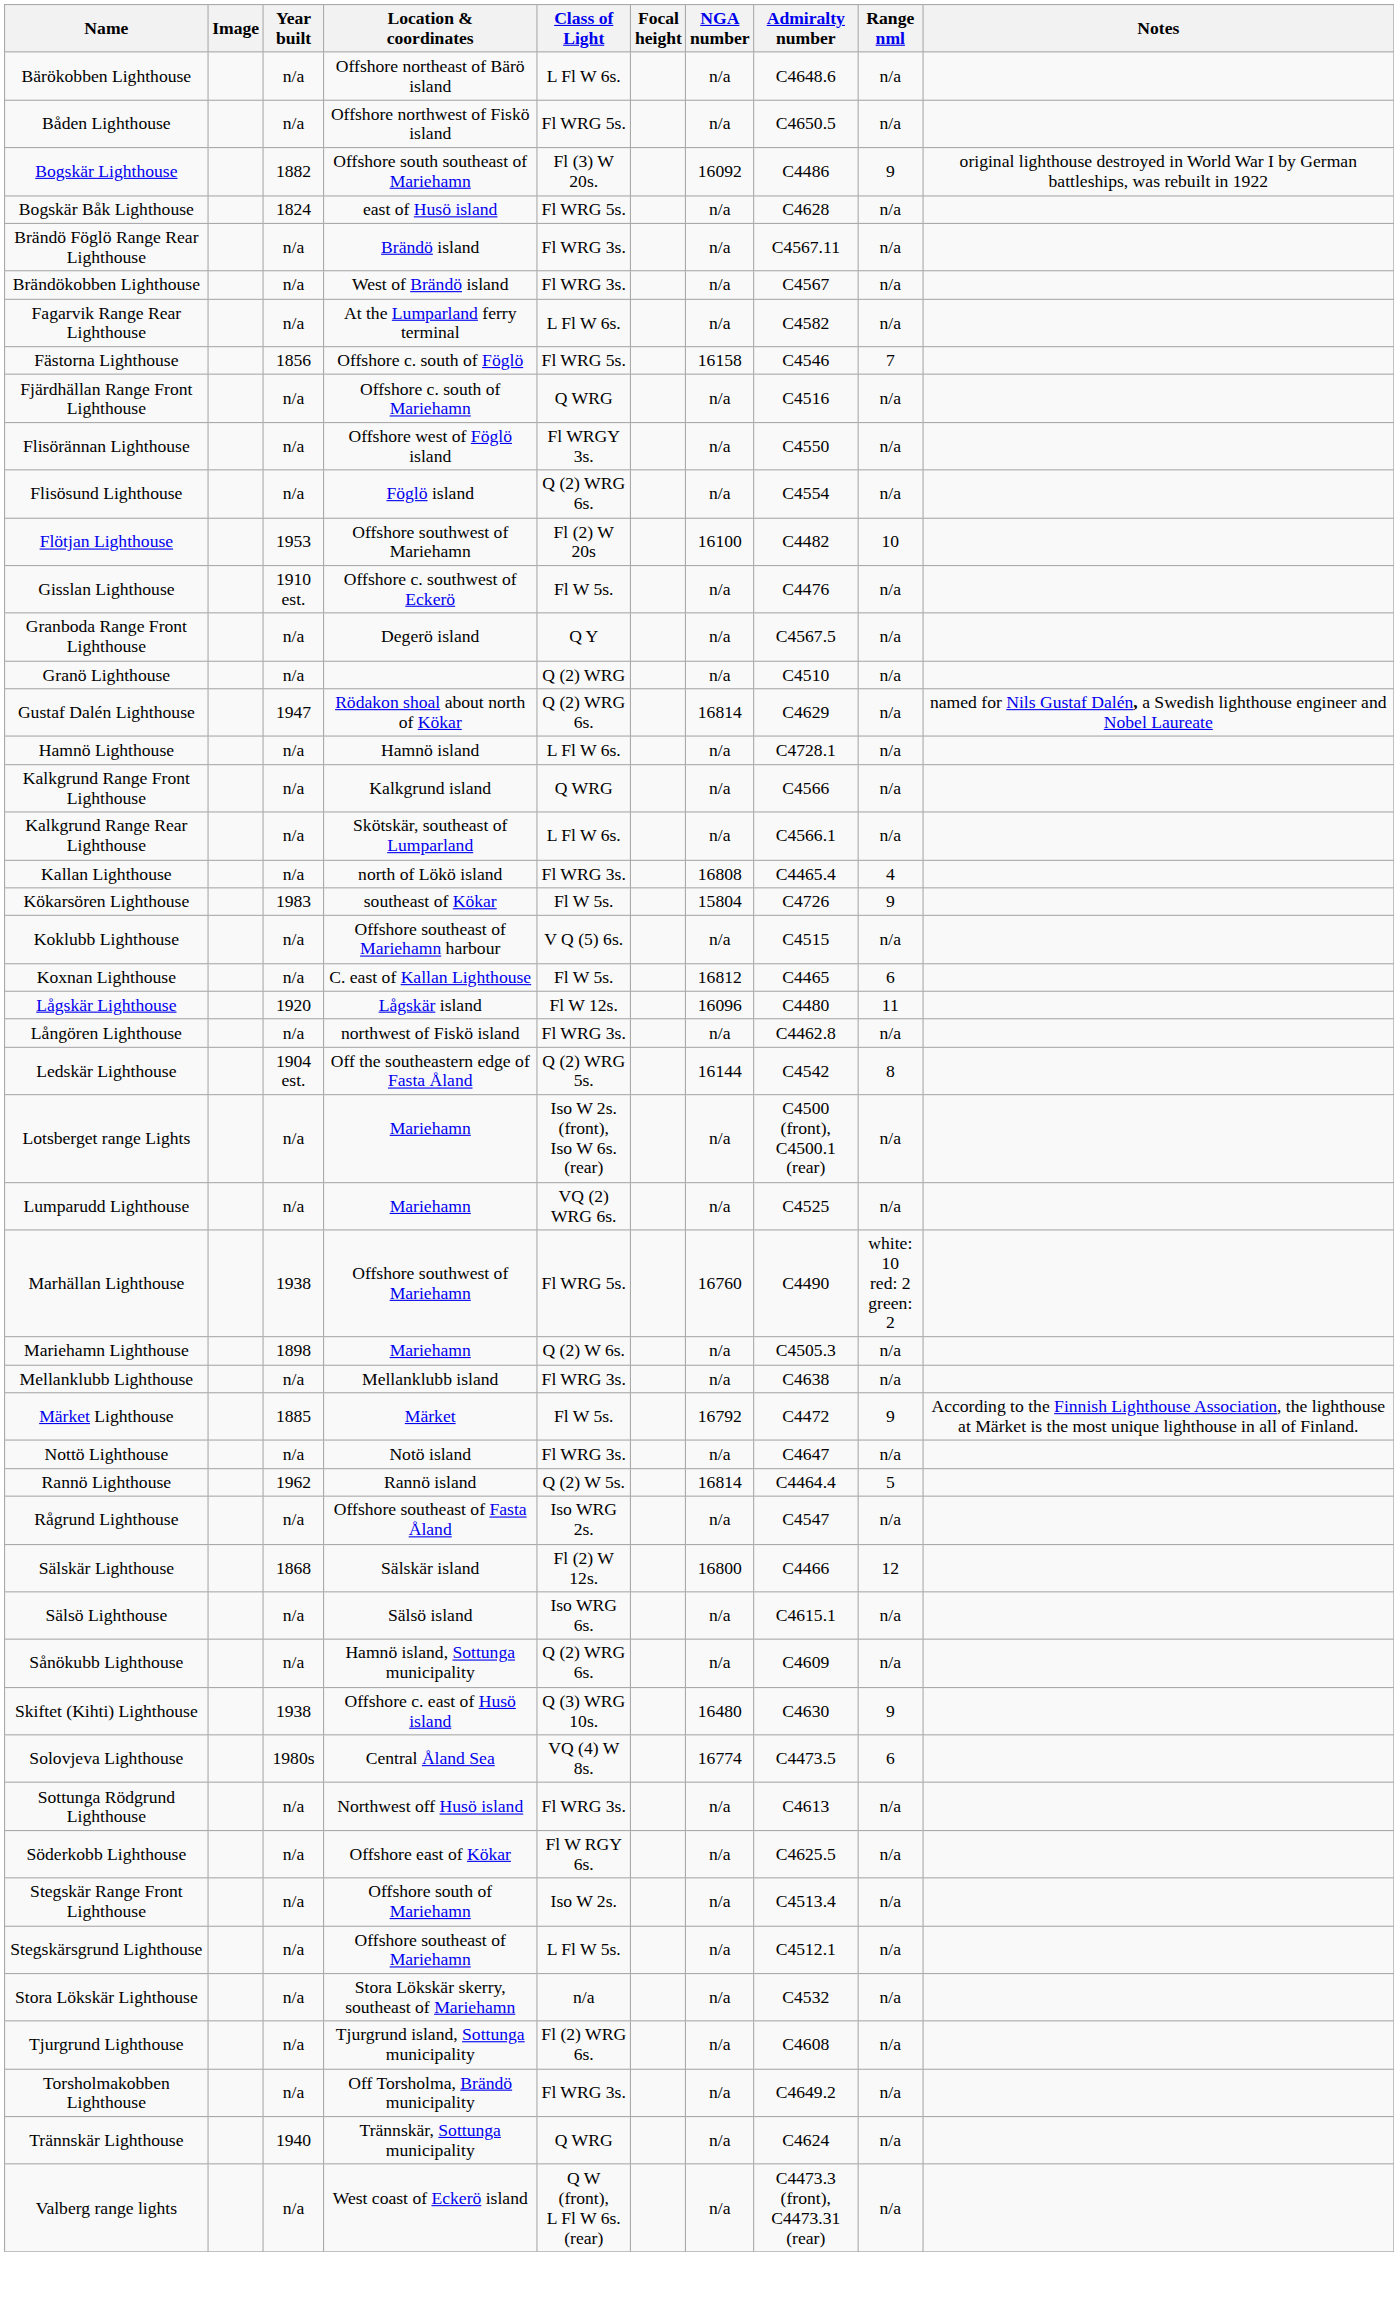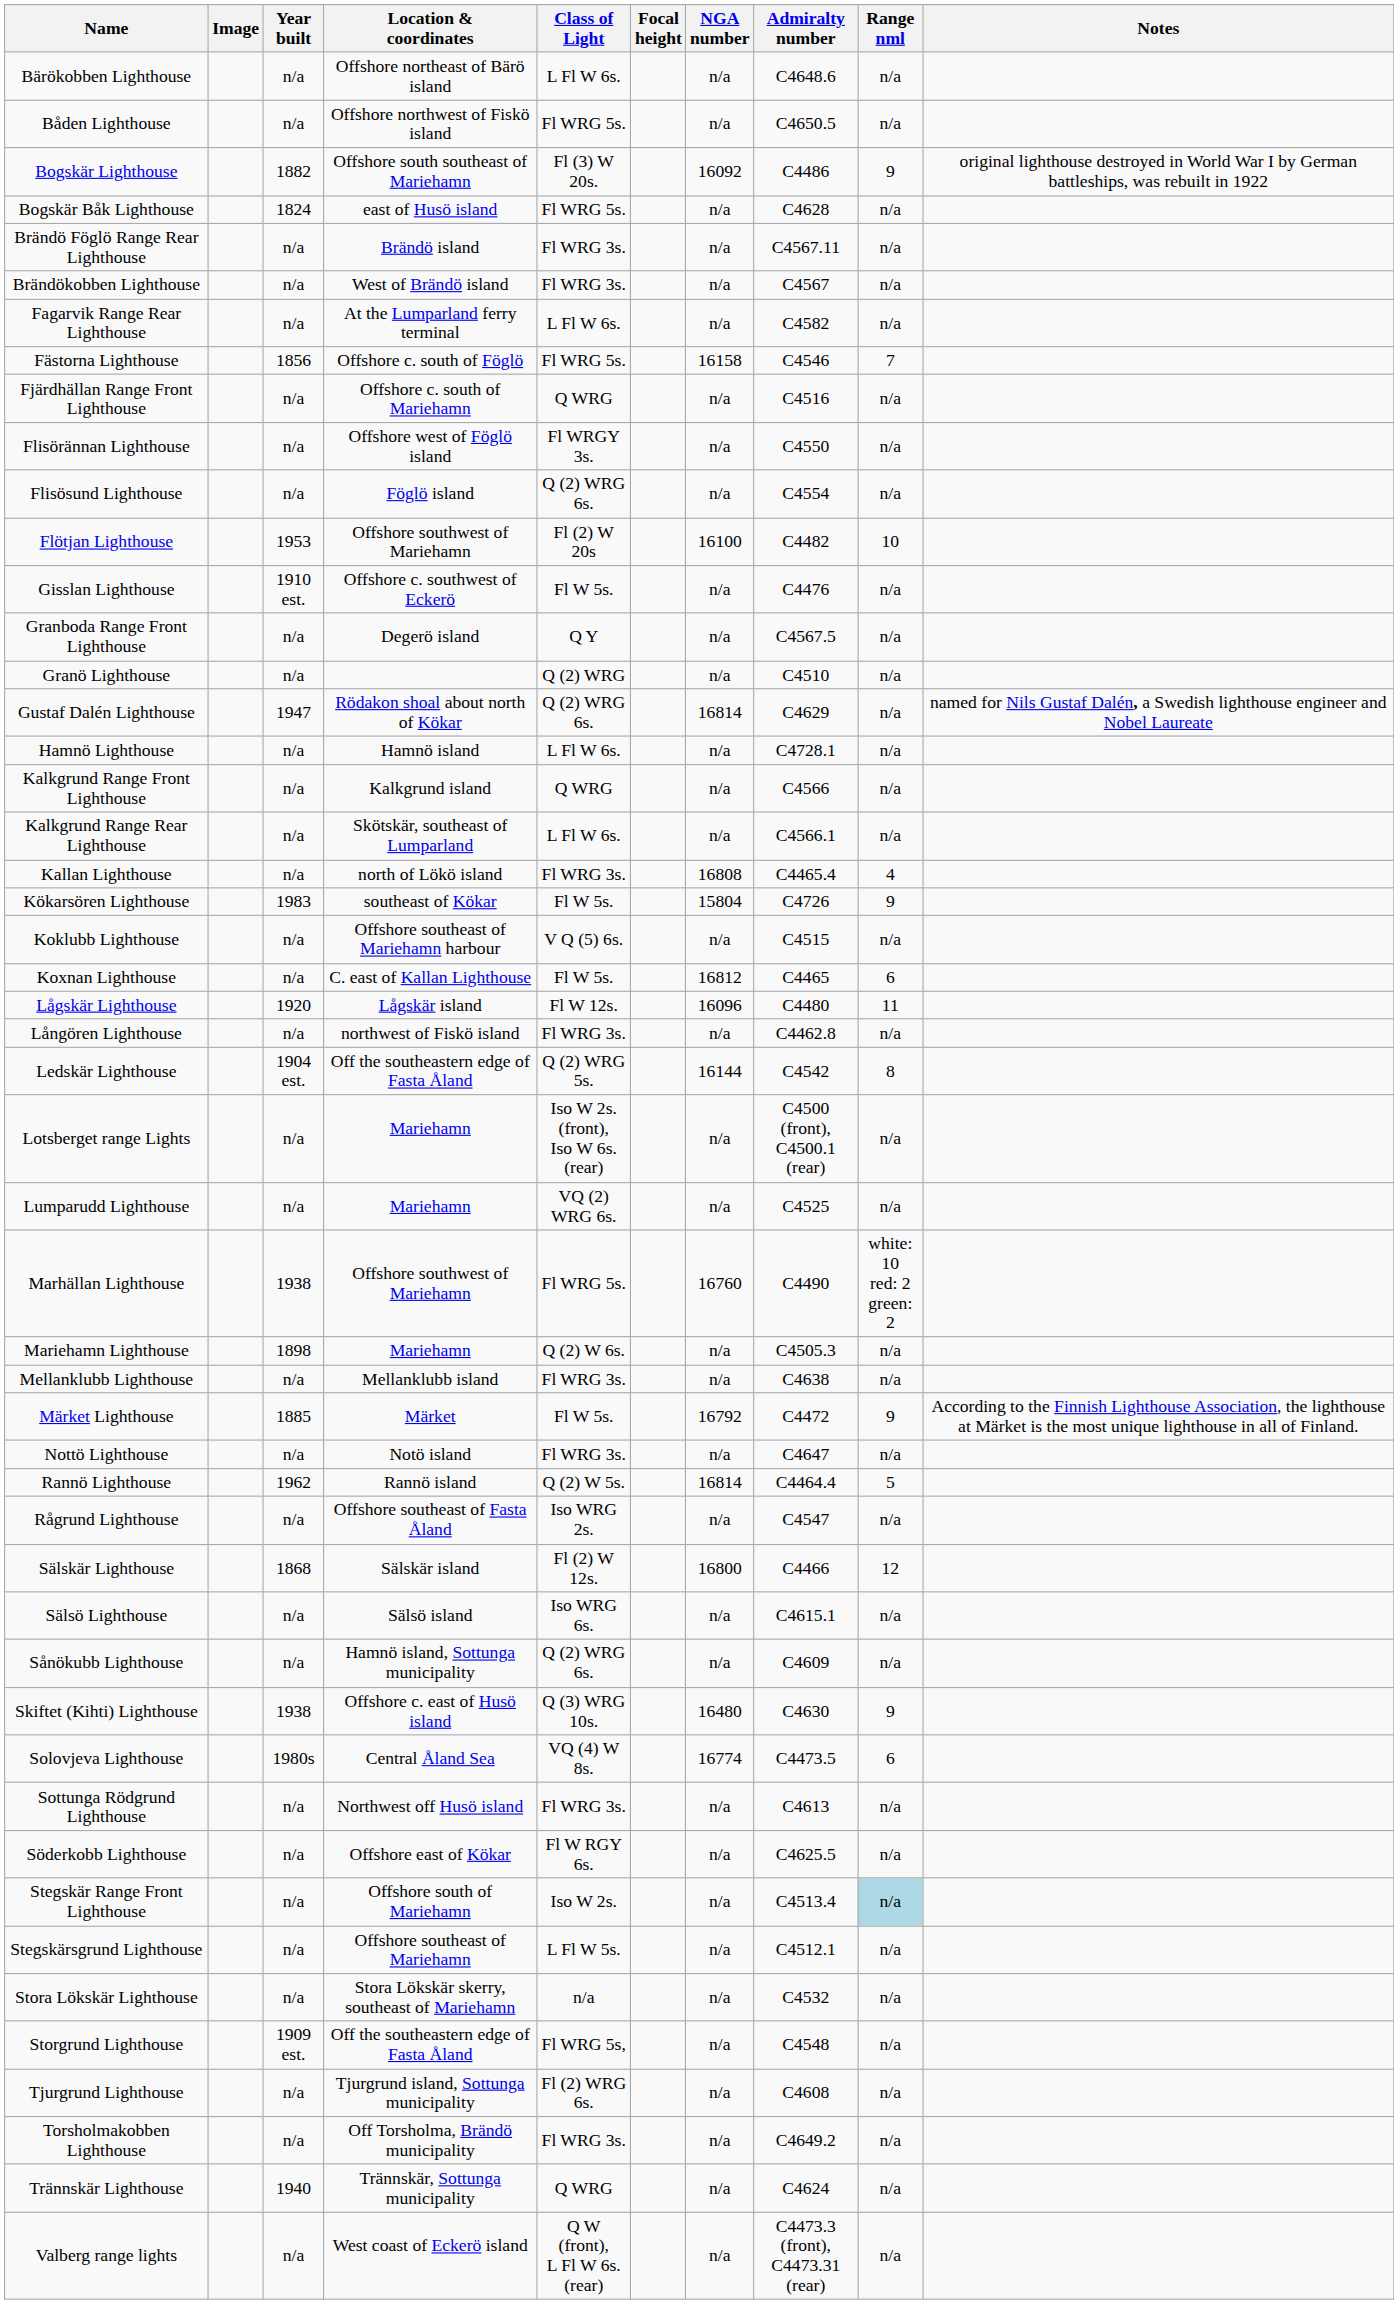(890, 1901) no background -> (890, 1901) lightblue background
+ row: (106, 2044)
